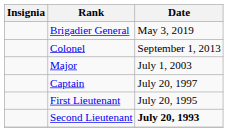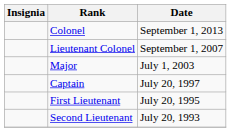- row: (90, 30)
+ row: (92, 48)
(168, 118) bold -> (170, 118) normal
